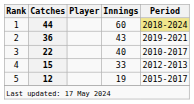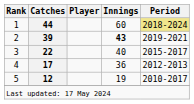(48, 38) 36 -> (48, 38) 39
(121, 38) normal -> (121, 38) bold
(165, 52) 2010-2017 -> (165, 52) 2015-2017
(48, 65) 15 -> (48, 65) 17
(121, 65) 33 -> (121, 65) 36
(165, 79) 2015-2017 -> (165, 79) 2010-2017
